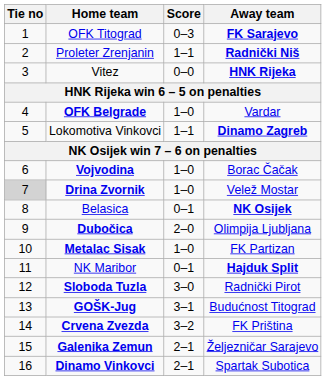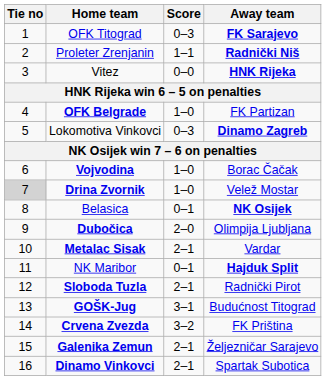(262, 111) Vardar -> (262, 111) FK Partizan
(184, 131) 1–1 -> (184, 131) 0–3
(184, 248) 1–0 -> (184, 248) 2–1
(262, 248) FK Partizan -> (262, 248) Vardar
(184, 287) 3–0 -> (184, 287) 2–1
